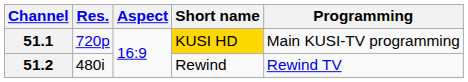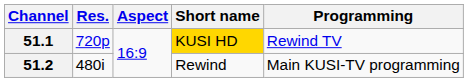(363, 41) Main KUSI-TV programming -> (304, 41) Rewind TV
(304, 65) Rewind TV -> (363, 65) Main KUSI-TV programming
